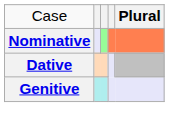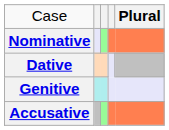+ row: (49, 113)
